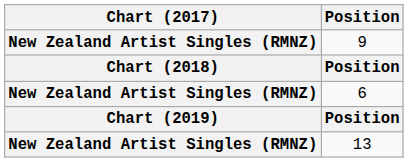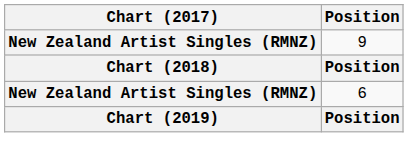- row: (362, 144)
